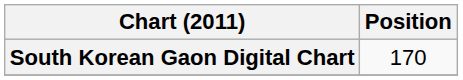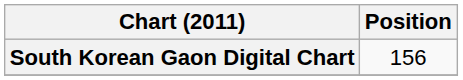(408, 57) 170 -> (408, 57) 156
